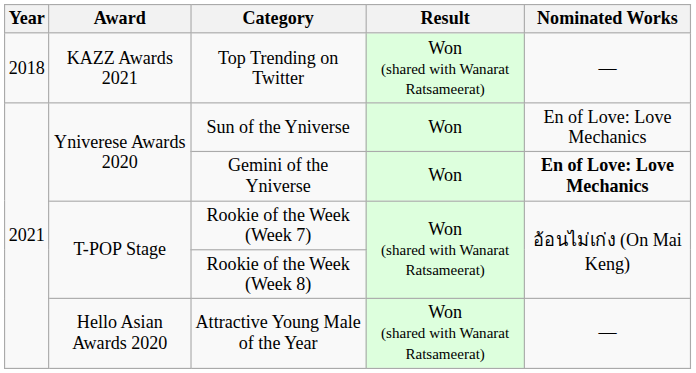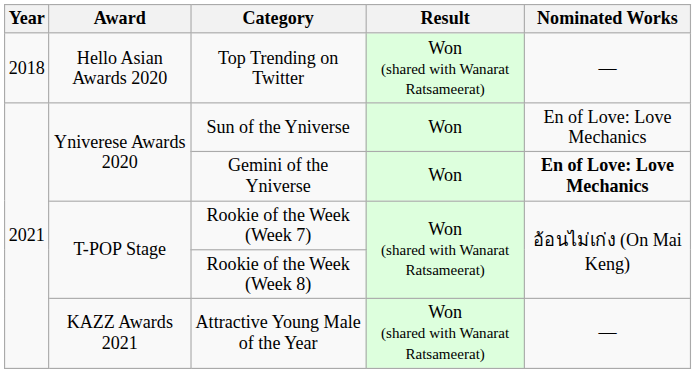(120, 67) KAZZ Awards 2021 -> (120, 67) Hello Asian Awards 2020
(120, 333) Hello Asian Awards 2020 -> (120, 333) KAZZ Awards 2021
